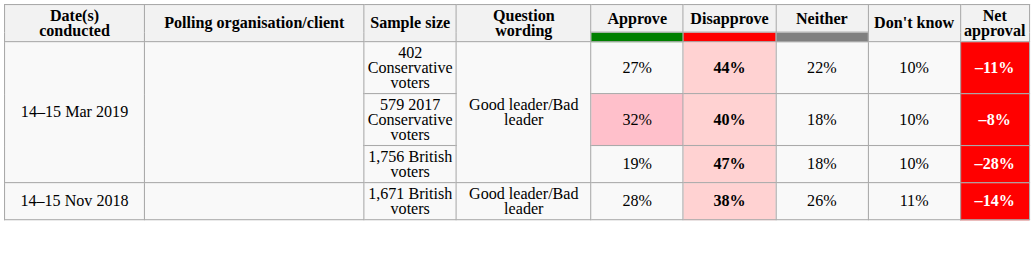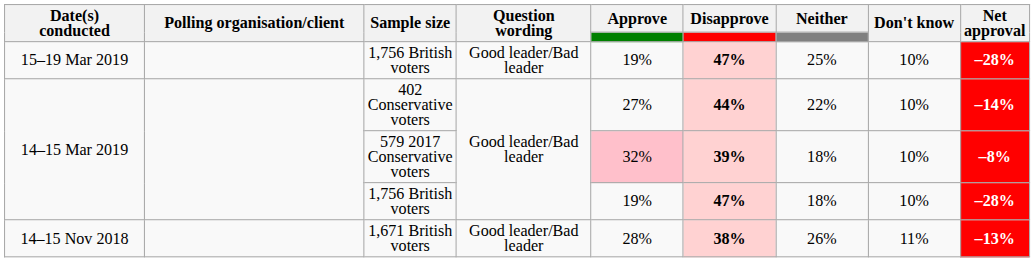+ row: (75, 60)
(995, 67) –11% -> (995, 105) –14%
(730, 119) 40% -> (730, 157) 39%
(995, 201) –14% -> (995, 238) –13%
